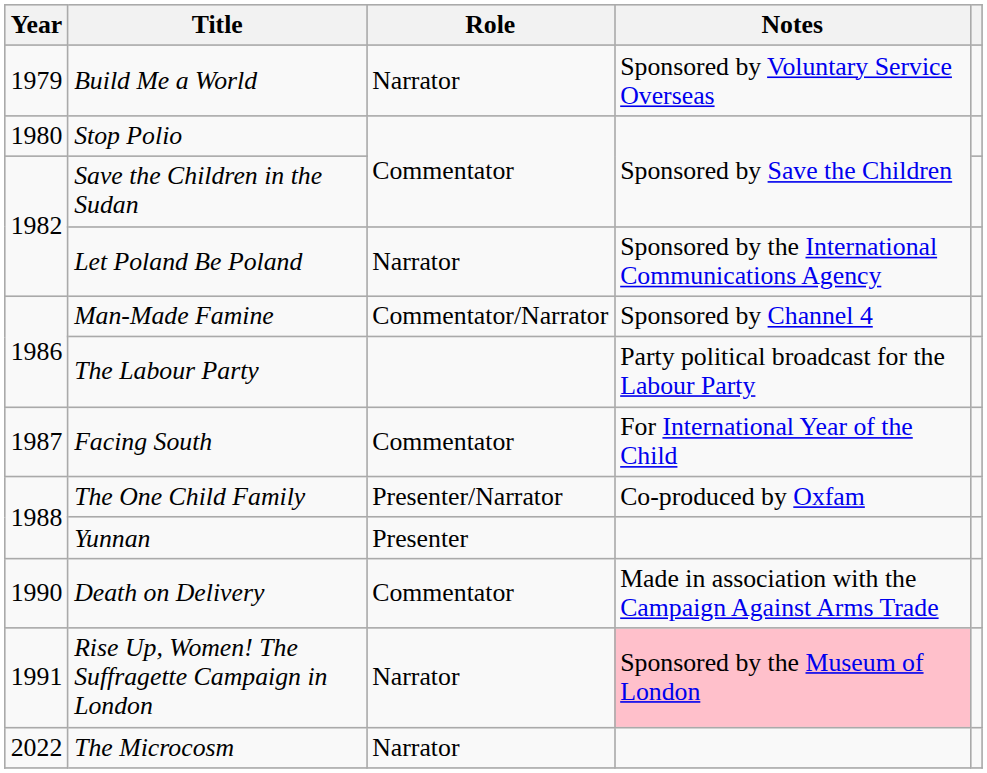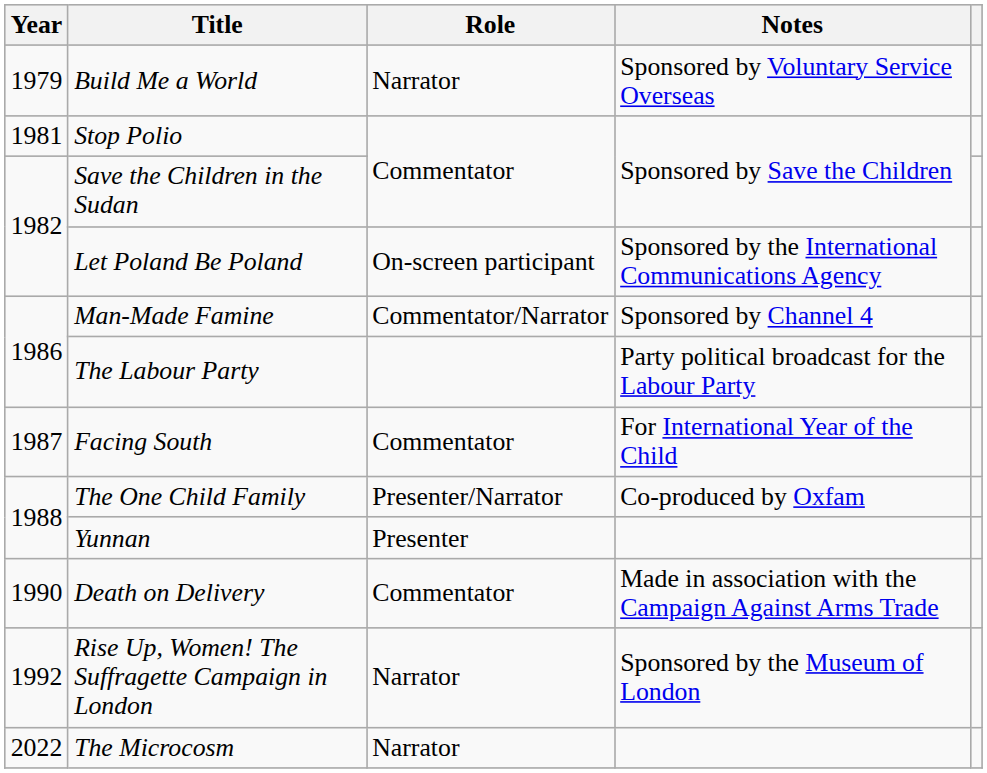(37, 135) 1980 -> (37, 135) 1981
(416, 260) Narrator -> (483, 260) On-screen participant
(37, 677) 1991 -> (37, 677) 1992
(772, 677) pink background -> (772, 677) no background
